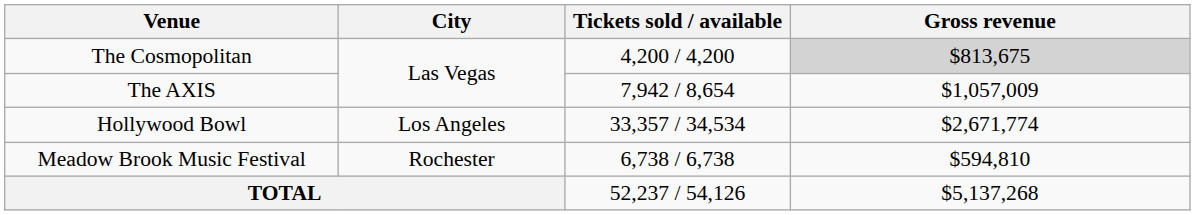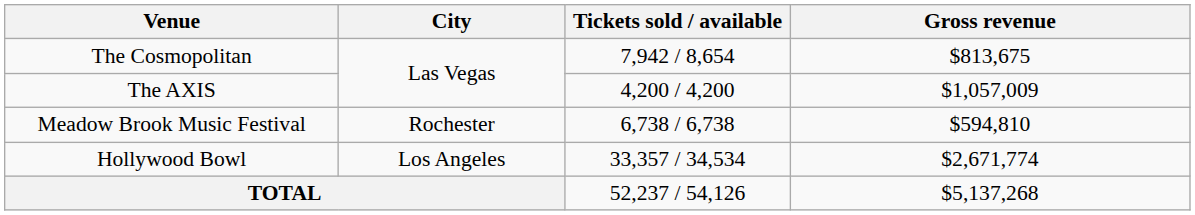(678, 55) 4,200 / 4,200 -> (678, 55) 7,942 / 8,654
(990, 55) lightgrey background -> (990, 55) no background
(678, 90) 7,942 / 8,654 -> (678, 90) 4,200 / 4,200
rows swapped: (172, 124) <-> (172, 158)
